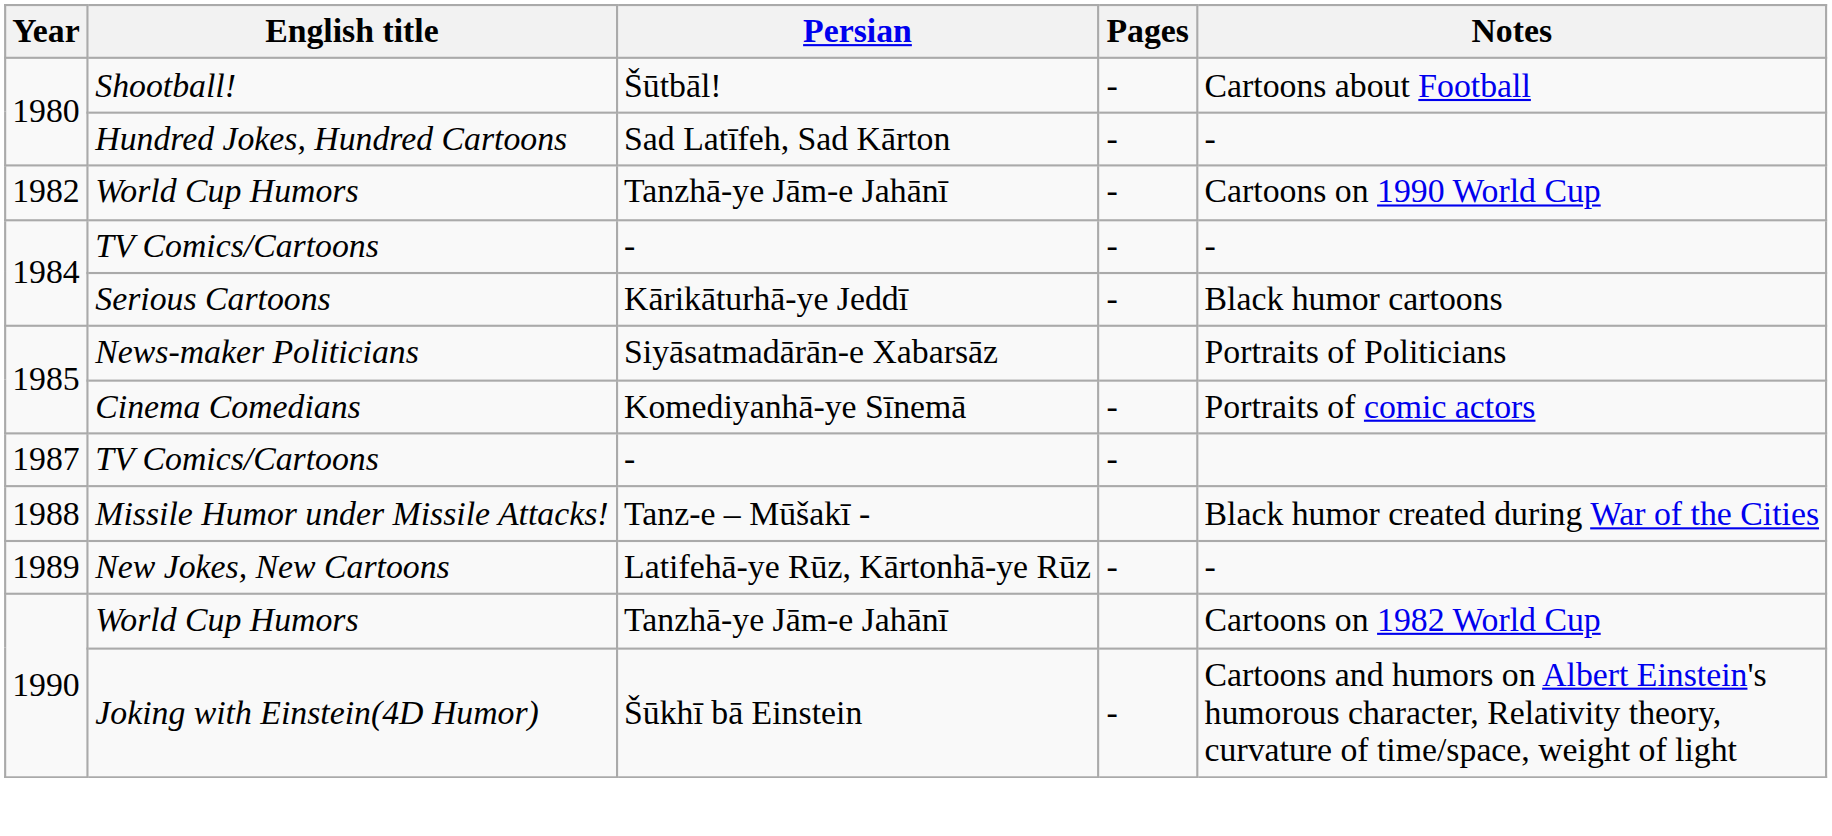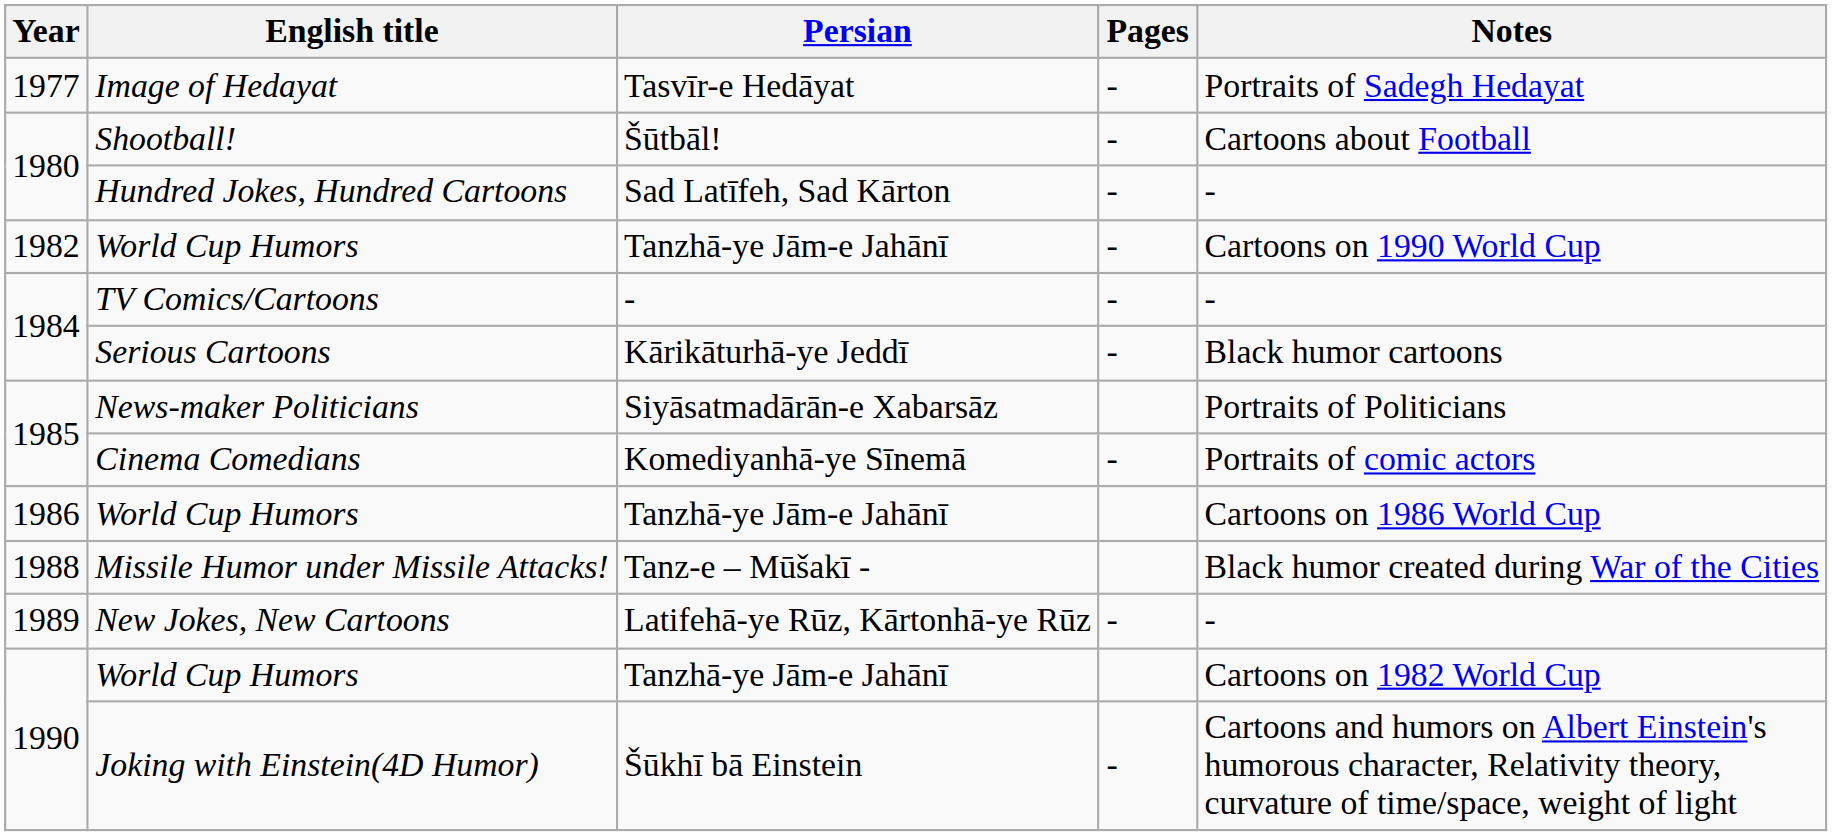+ row: (46, 84)
+ row: (46, 513)
- row: (46, 459)
